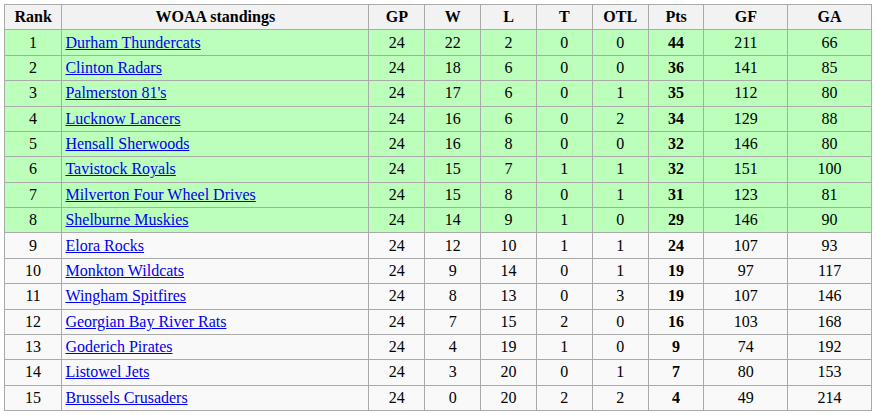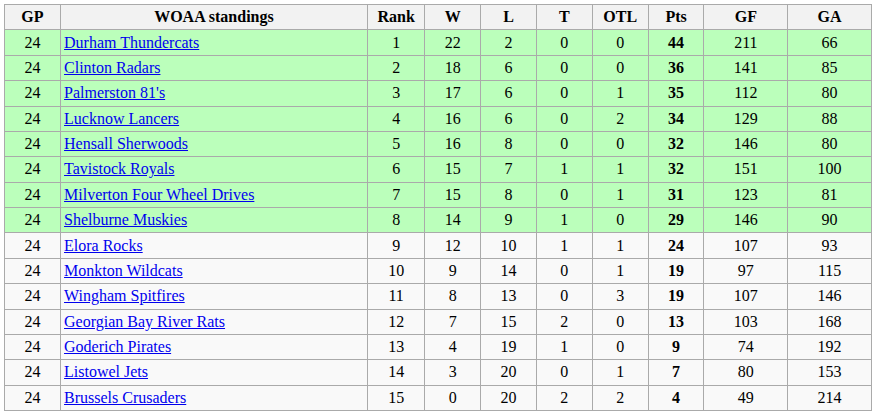columns swapped: (33, 17) <-> (397, 17)
(830, 270) 117 -> (830, 270) 115
(676, 321) 16 -> (676, 321) 13
